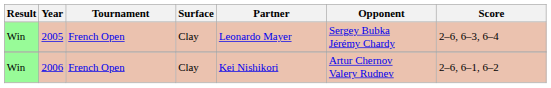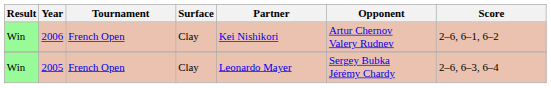rows swapped: (52, 36) <-> (52, 66)
